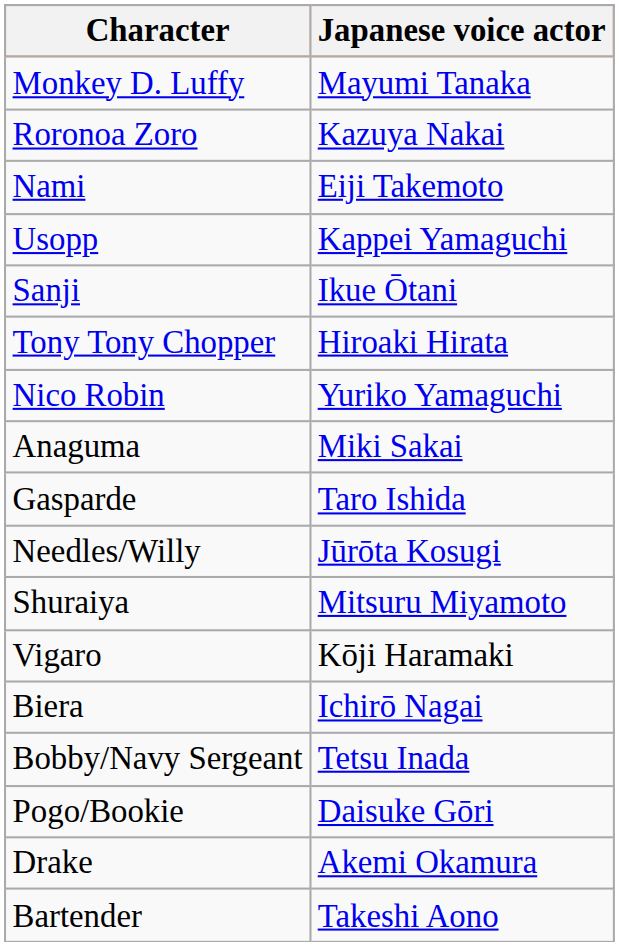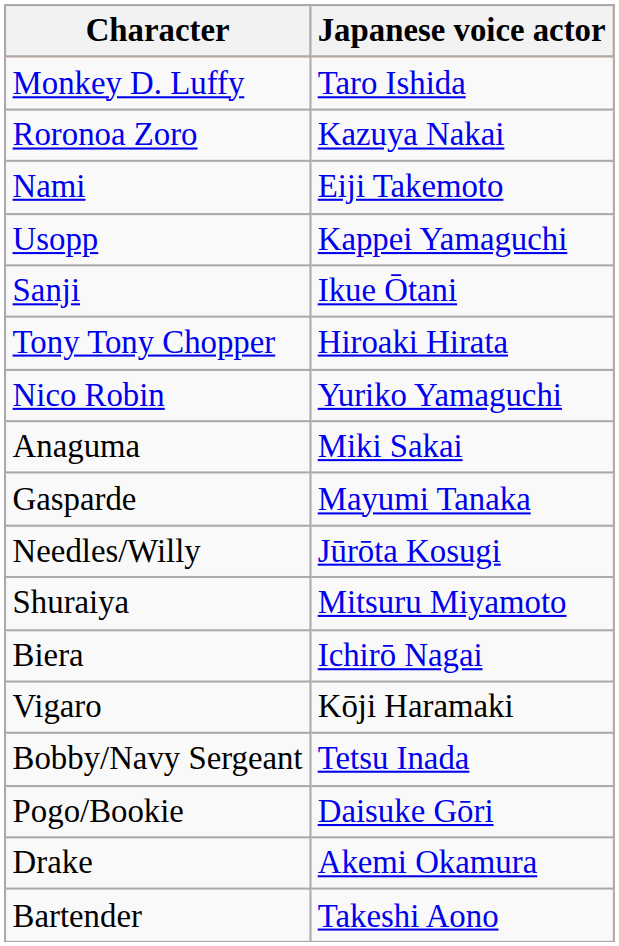(424, 82) Mayumi Tanaka -> (392, 82) Taro Ishida
(392, 498) Taro Ishida -> (424, 498) Mayumi Tanaka
rows swapped: (48, 706) <-> (57, 654)
